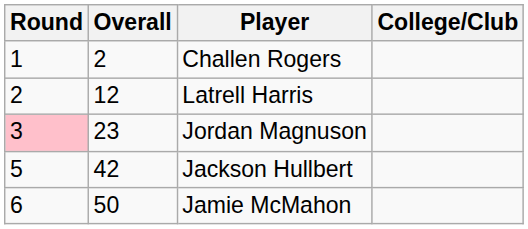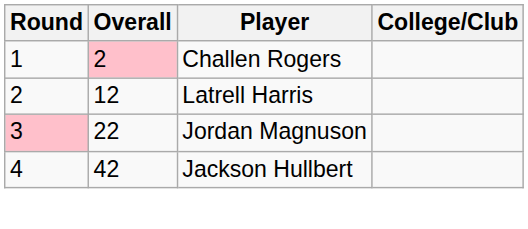(100, 59) no background -> (100, 59) pink background
(106, 132) 23 -> (106, 132) 22
(16, 168) 5 -> (16, 168) 4
- row: (267, 205)
